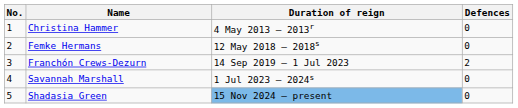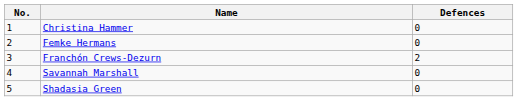- column: (337, 12)
